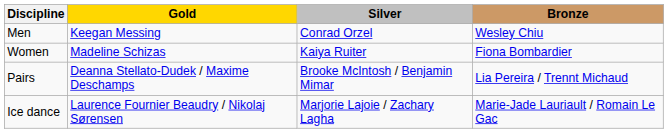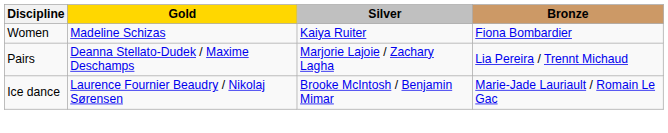- row: (19, 33)
(376, 78) Brooke McIntosh / Benjamin Mimar -> (367, 59) Marjorie Lajoie / Zachary Lagha
(367, 111) Marjorie Lajoie / Zachary Lagha -> (376, 92) Brooke McIntosh / Benjamin Mimar
